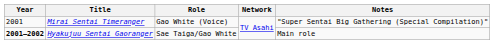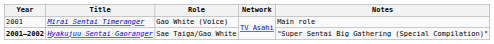(383, 22) "Super Sentai Big Gathering (Special Compilation)" -> (296, 22) Main role
(296, 33) Main role -> (383, 33) "Super Sentai Big Gathering (Special Compilation)"
